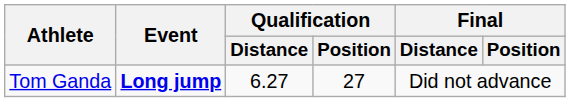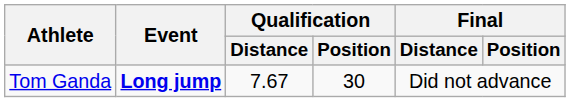(269, 81) 6.27 -> (269, 81) 7.67
(354, 81) 27 -> (354, 81) 30
